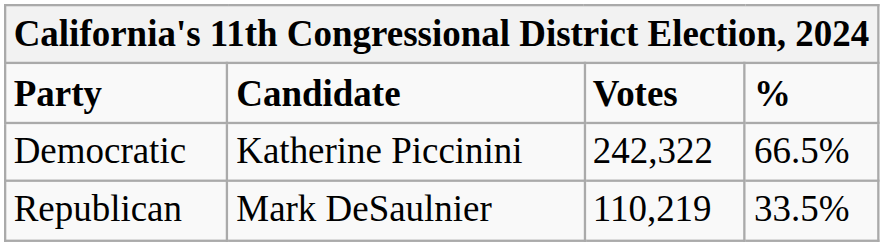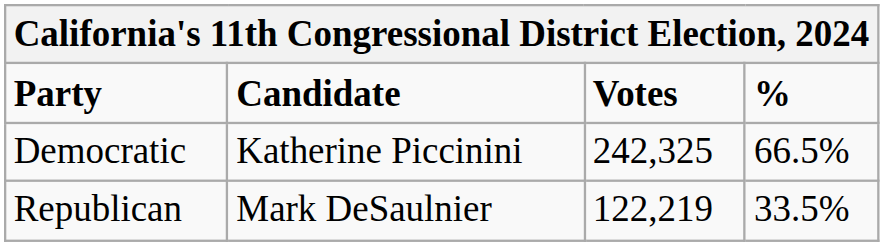(653, 151) 242,322 -> (653, 151) 242,325
(652, 209) 110,219 -> (653, 209) 122,219
